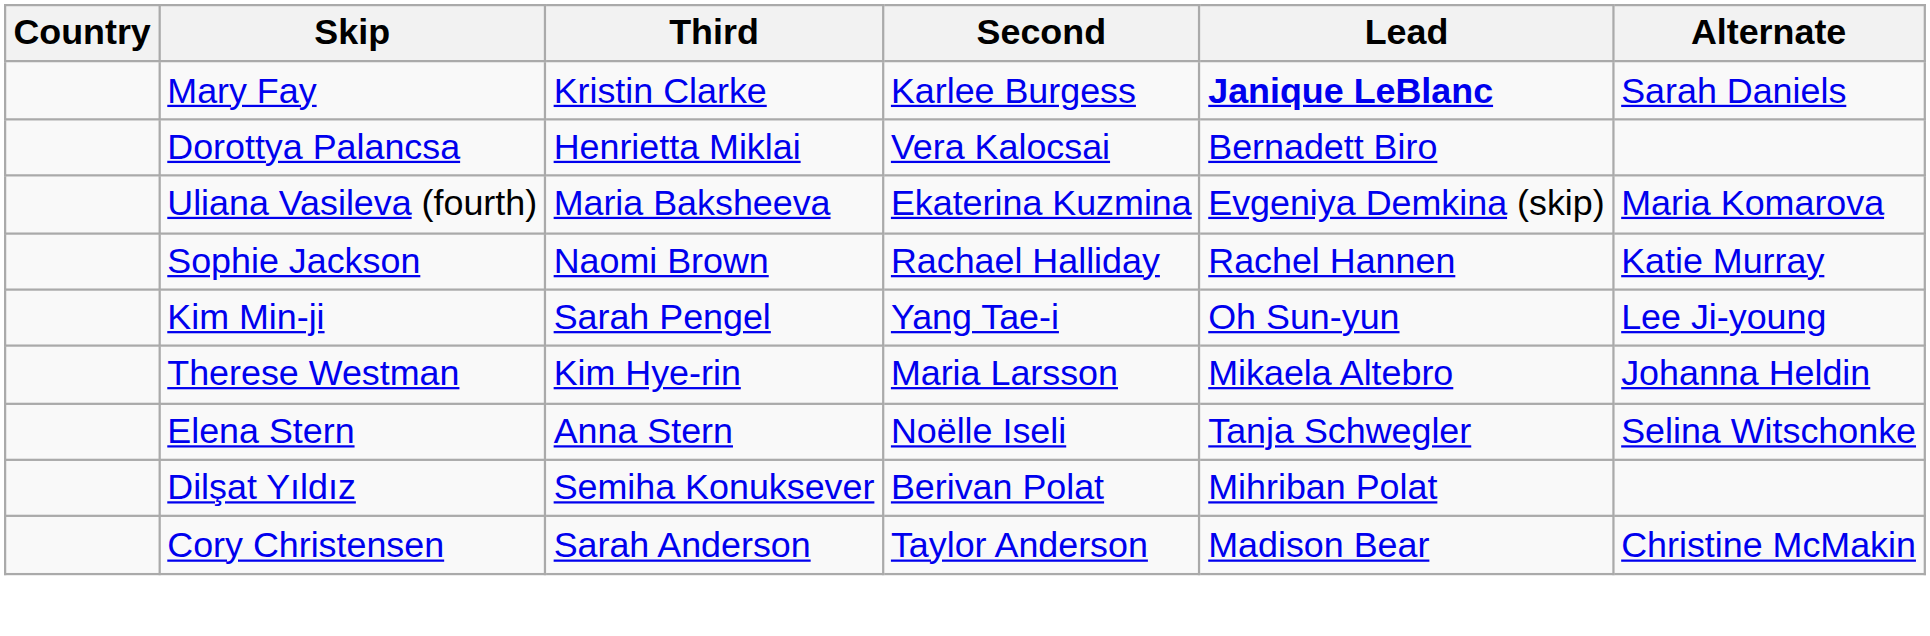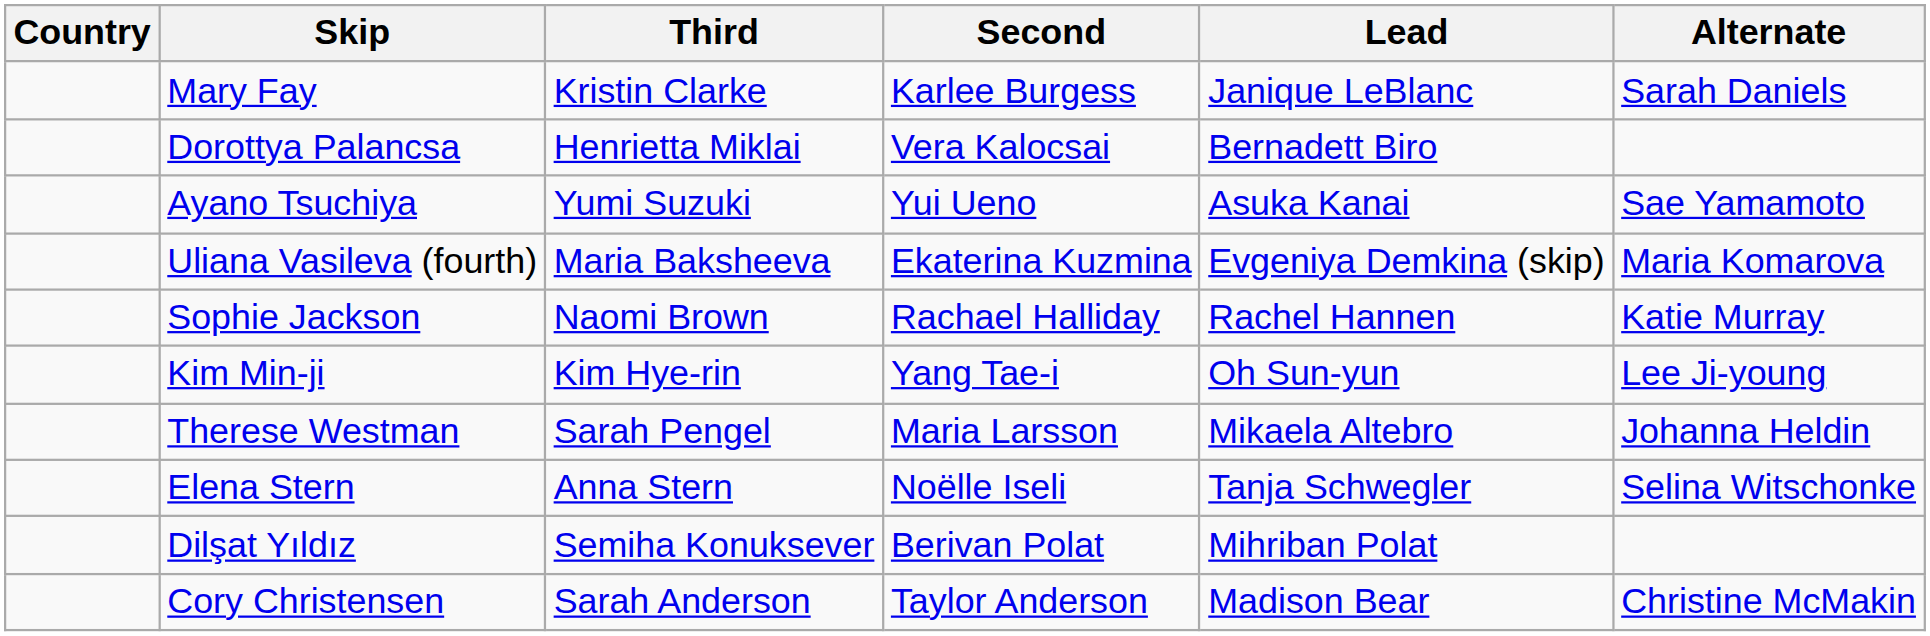(1351, 89) bold -> (1341, 89) normal
+ row: (292, 203)
(662, 317) Sarah Pengel -> (647, 373) Kim Hye-rin
(647, 373) Kim Hye-rin -> (662, 430) Sarah Pengel
